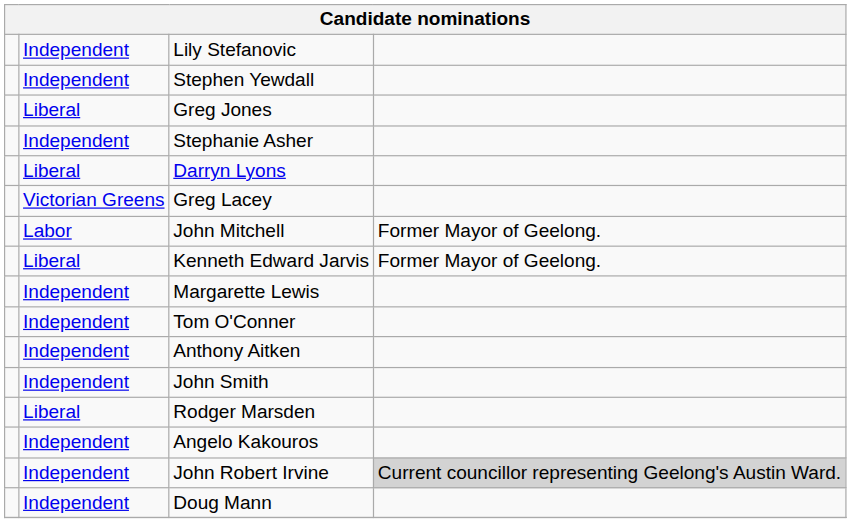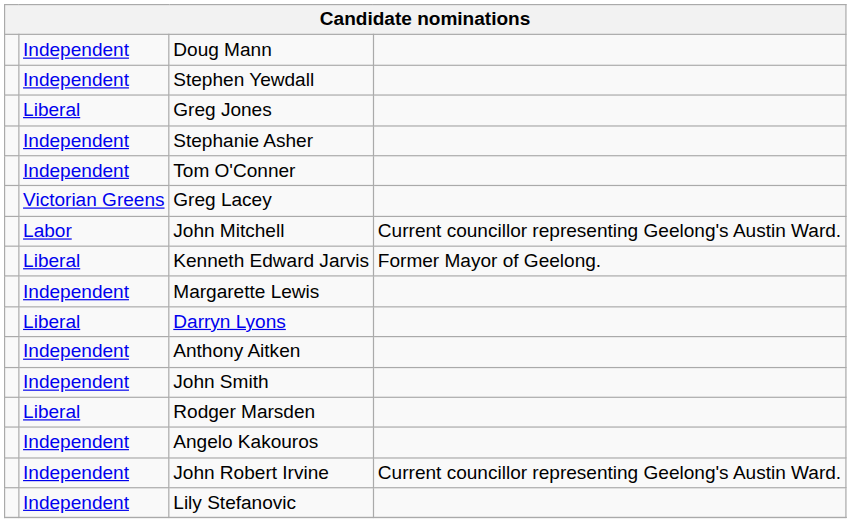rows swapped: (235, 49) <-> (223, 502)
rows swapped: (230, 170) <-> (234, 321)
(490, 230) Former Mayor of Geelong. -> (610, 230) Current councillor representing Geelong's Austin Ward.
(610, 472) lightgrey background -> (610, 472) no background
